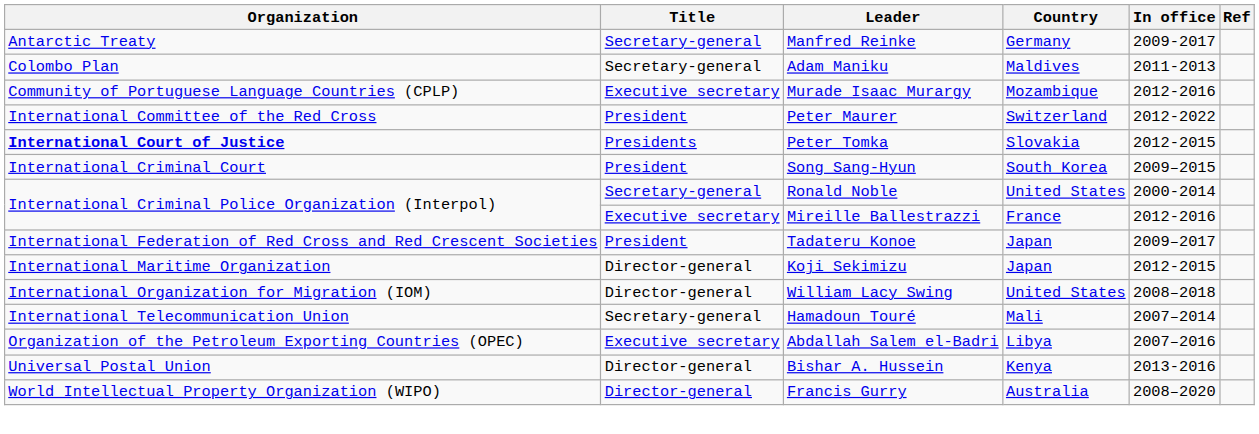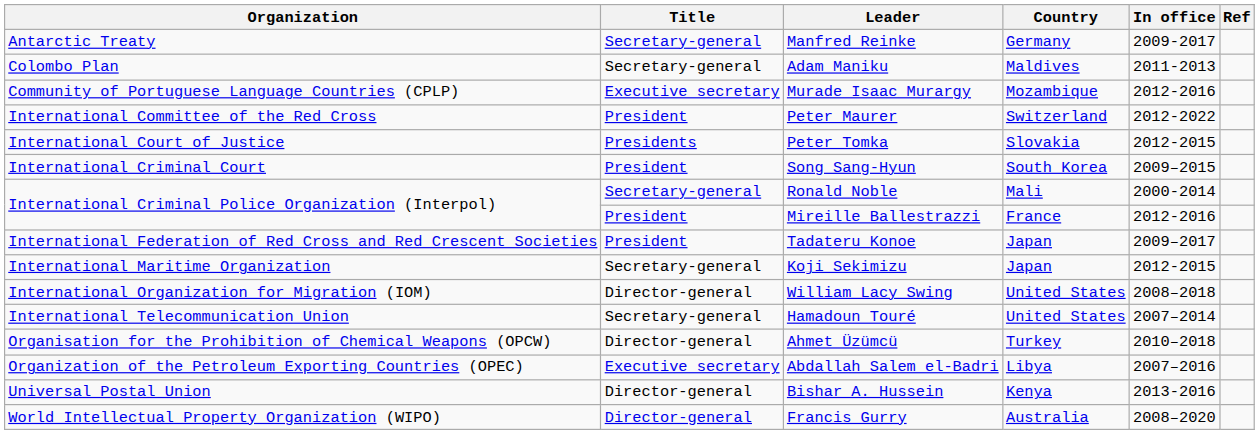(146, 142) bold -> (146, 142) normal
(1066, 192) United States -> (1024, 192) Mali
(692, 217) Executive secretary -> (646, 217) President
(678, 267) Director-general -> (683, 267) Secretary-general
(1024, 317) Mali -> (1066, 317) United States
+ row: (842, 342)
